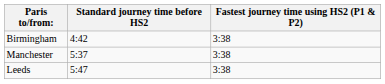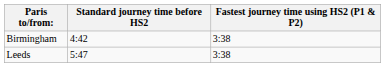- row: (30, 54)
